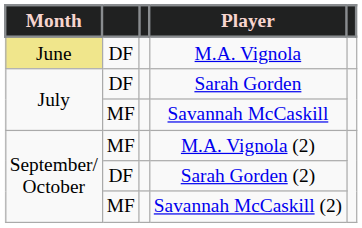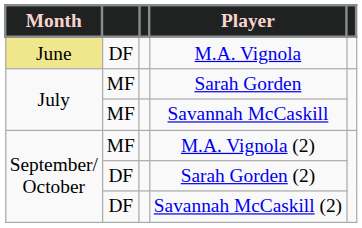(121, 83) DF -> (121, 83) MF
(121, 206) MF -> (121, 206) DF
